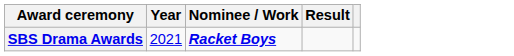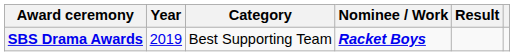+ column: (260, 16)
(166, 39) 2021 -> (166, 39) 2019
